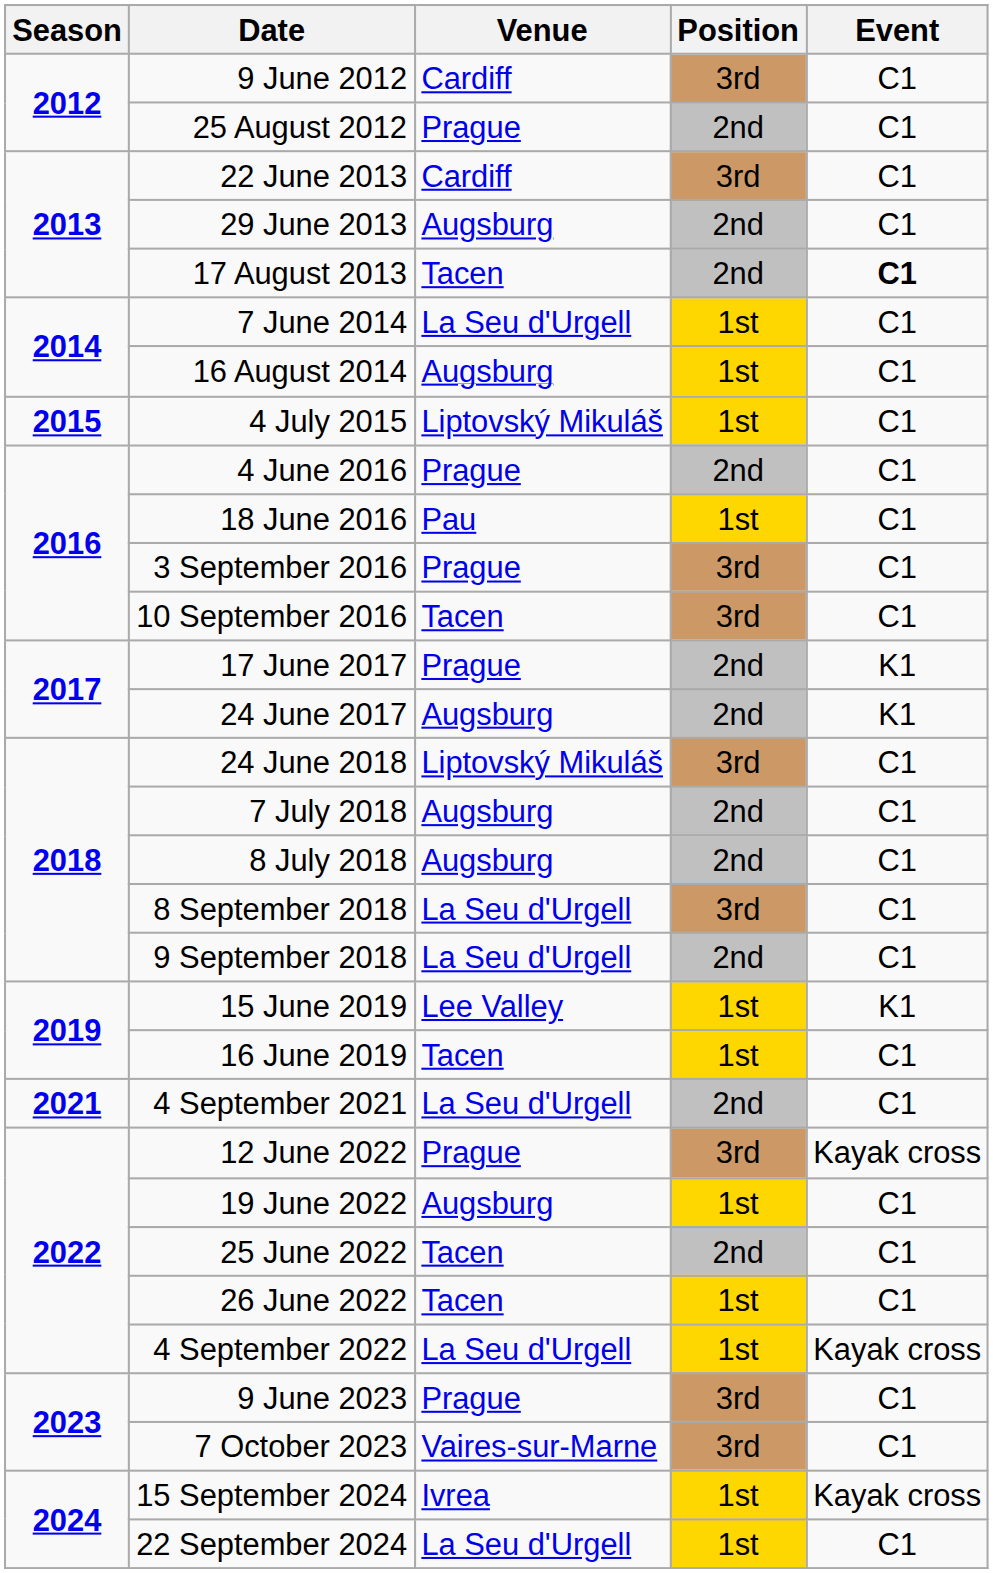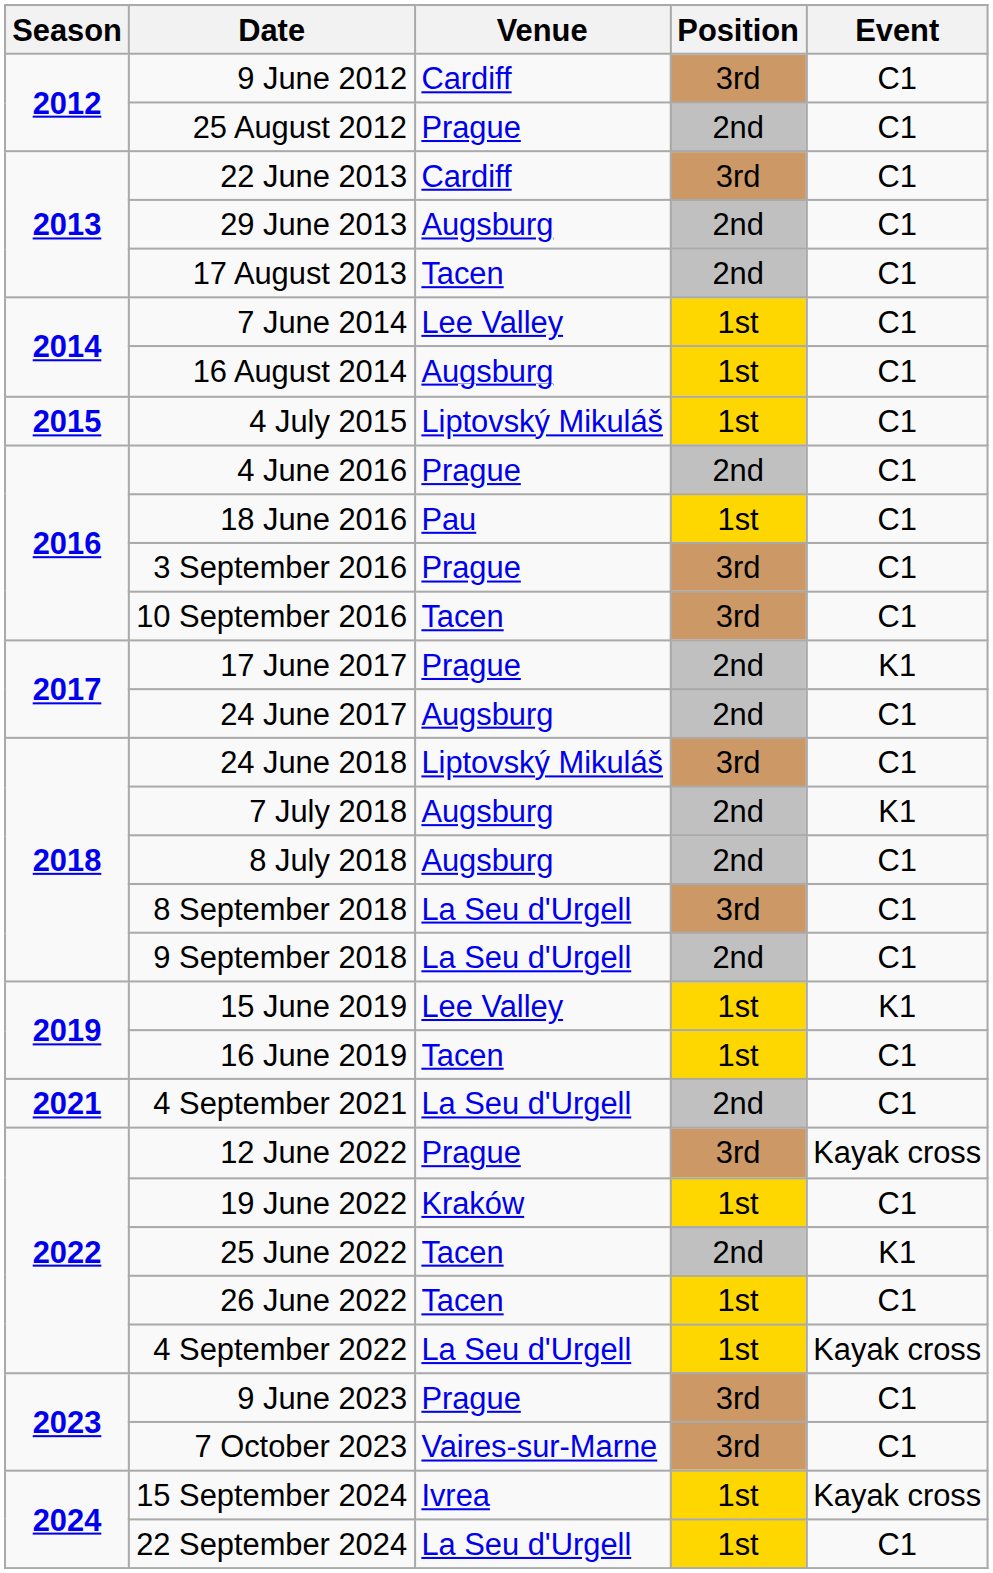(897, 274) bold -> (897, 274) normal
(526, 323) La Seu d'Urgell -> (492, 323) Lee Valley
(897, 713) K1 -> (897, 713) C1
(897, 811) C1 -> (897, 811) K1
(487, 1202) Augsburg -> (473, 1202) Kraków
(897, 1251) C1 -> (897, 1251) K1
